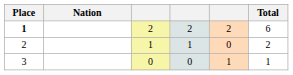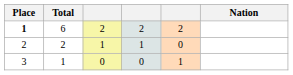columns swapped: (87, 13) <-> (268, 13)
